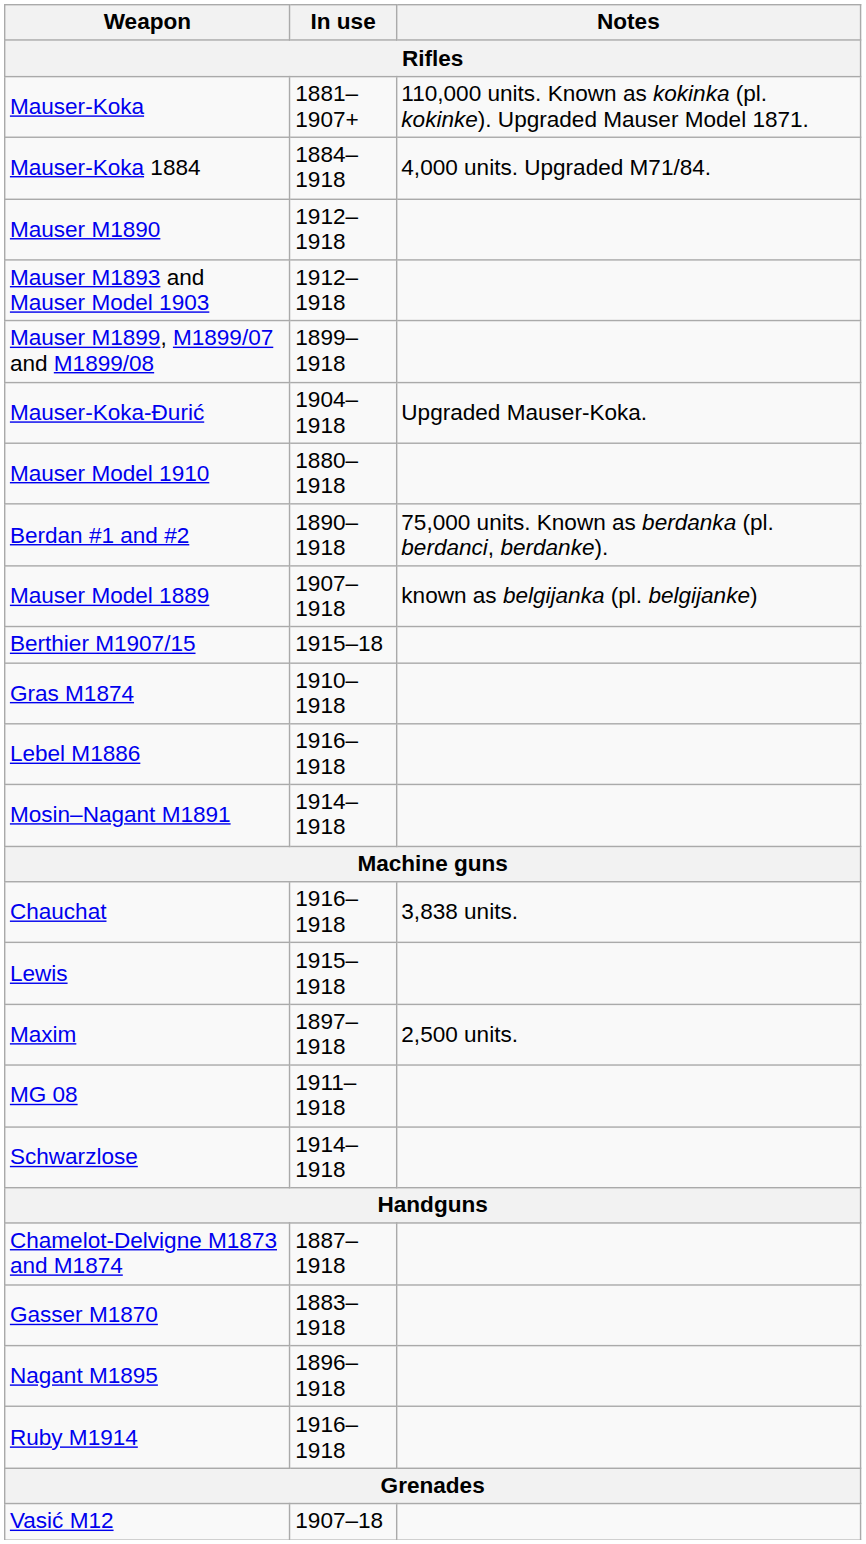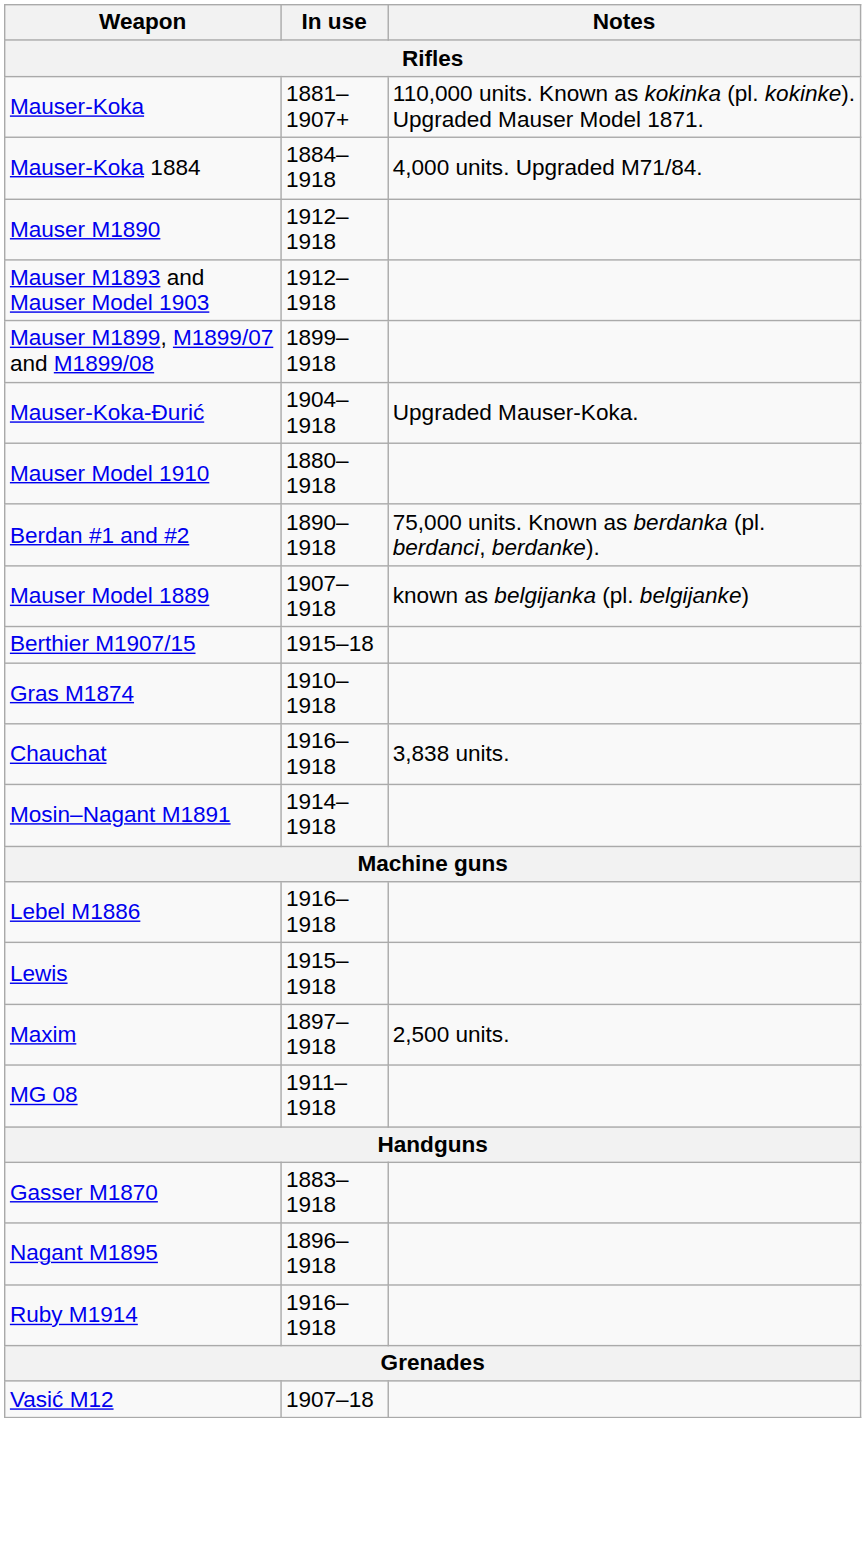rows swapped: (75, 754) <-> (58, 912)
- row: (74, 1156)
- row: (143, 1253)
